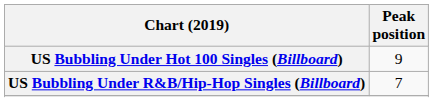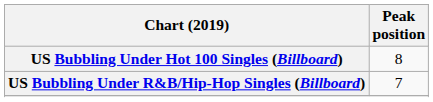(399, 58) 9 -> (399, 58) 8
